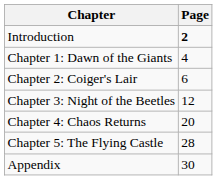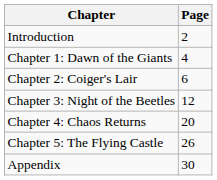(185, 36) bold -> (185, 36) normal
(188, 143) 28 -> (188, 143) 26
